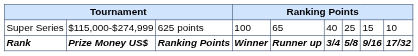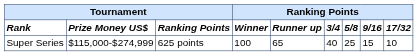rows swapped: (19, 43) <-> (35, 27)
